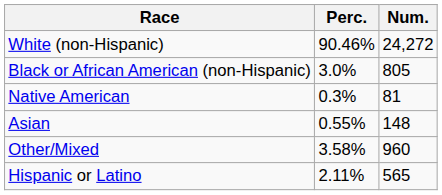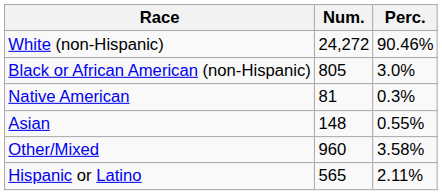columns swapped: (408, 17) <-> (347, 17)
